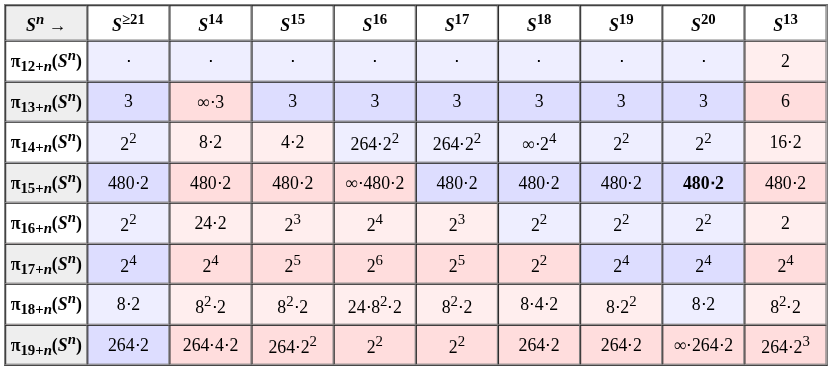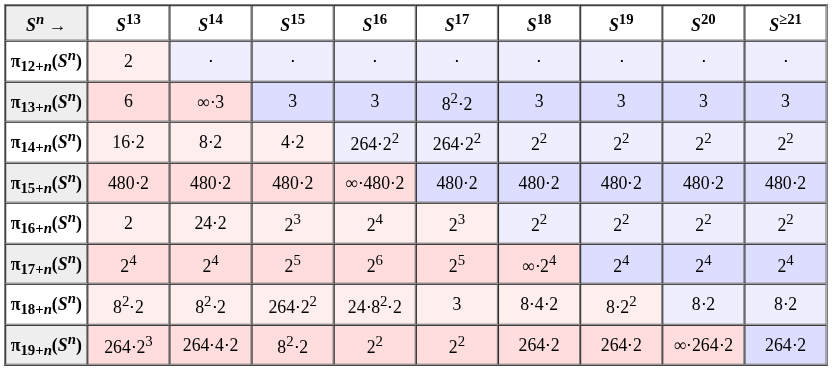columns swapped: (786, 22) <-> (128, 22)
(457, 101) 3 -> (457, 101) 82⋅2
(539, 142) ∞⋅24 -> (539, 142) 22
(703, 183) bold -> (703, 183) normal
(539, 263) 22 -> (539, 263) ∞⋅24
(293, 304) 82⋅2 -> (293, 304) 264⋅22
(457, 304) 82⋅2 -> (457, 304) 3
(293, 344) 264⋅22 -> (293, 344) 82⋅2
